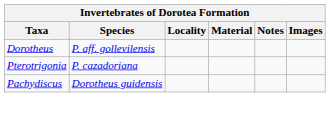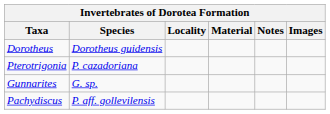(113, 48) P. aff. gollevilensis -> (117, 48) Dorotheus guidensis
+ row: (32, 83)
(117, 83) Dorotheus guidensis -> (113, 100) P. aff. gollevilensis
